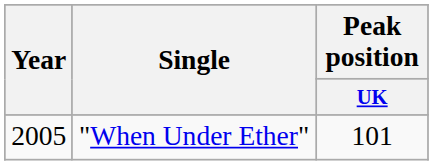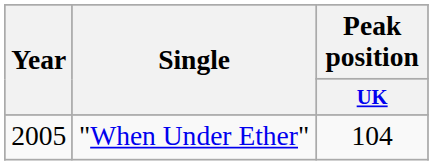(372, 136) 101 -> (372, 136) 104
